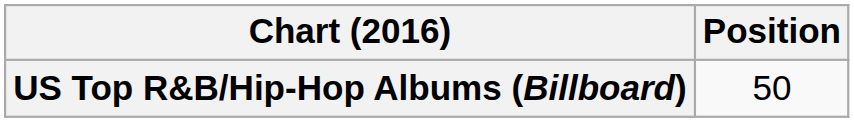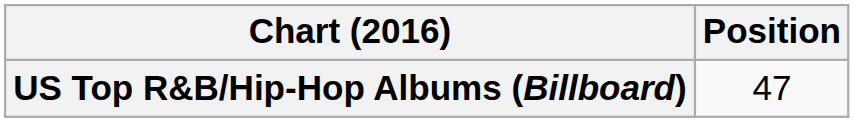(772, 87) 50 -> (772, 87) 47
